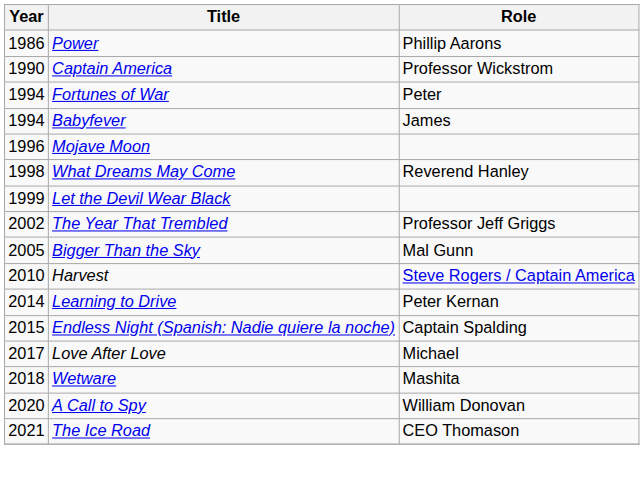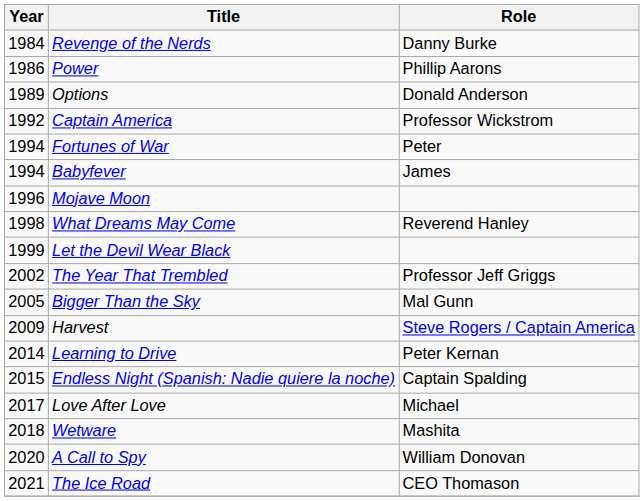+ row: (131, 43)
+ row: (80, 95)
(26, 69) 1990 -> (26, 120) 1992
(26, 276) 2010 -> (26, 328) 2009
